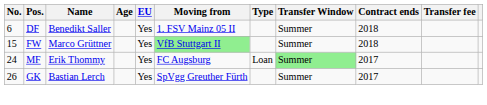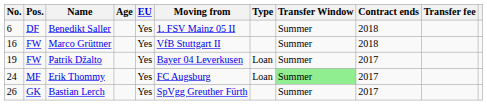(12, 44) 15 -> (12, 44) 16
(189, 44) lightgreen background -> (189, 44) no background
+ row: (75, 60)
